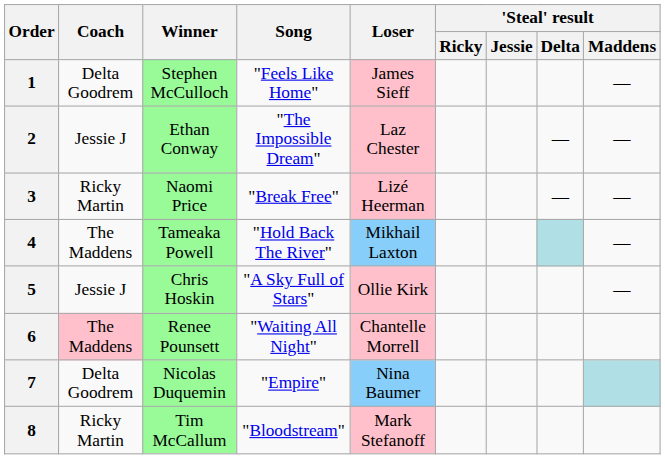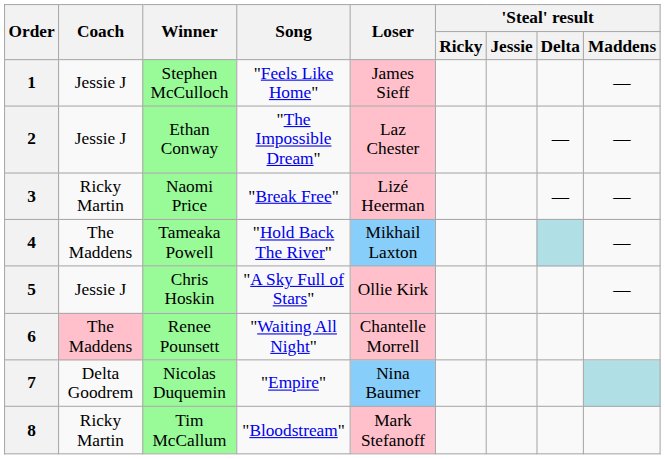(100, 82) Delta Goodrem -> (100, 82) Jessie J
